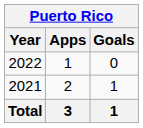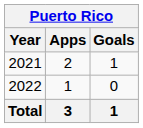rows swapped: (25, 87) <-> (25, 63)
